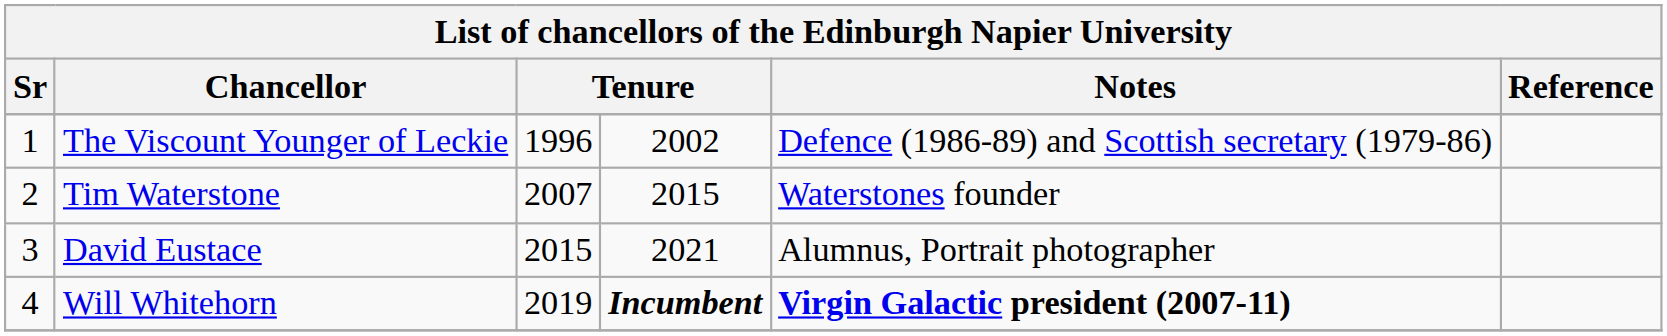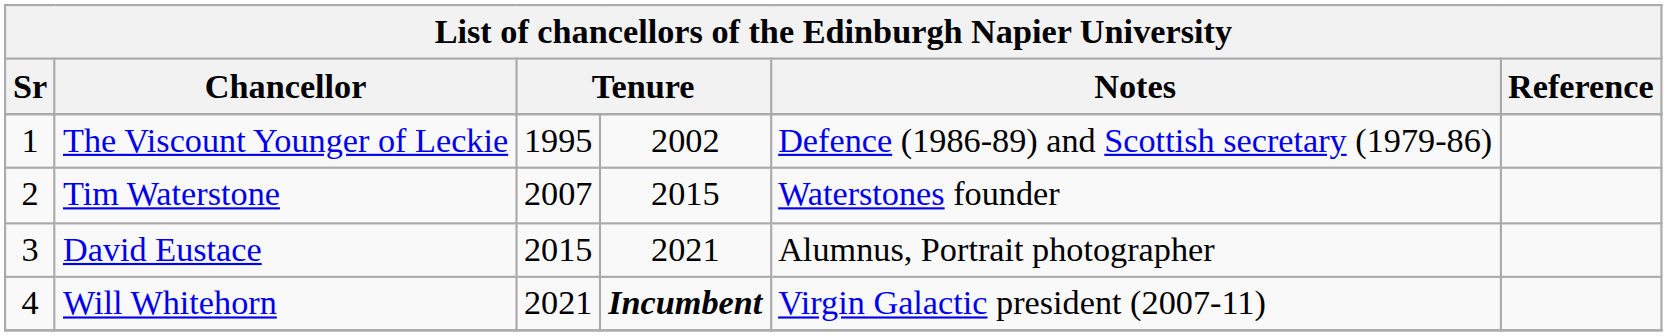(558, 140) 1996 -> (558, 140) 1995
(558, 303) 2019 -> (558, 303) 2021
(1034, 303) bold -> (1022, 303) normal
